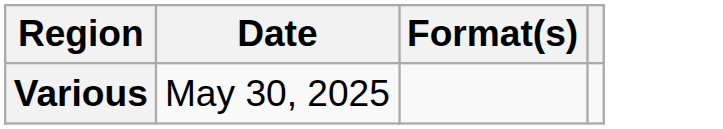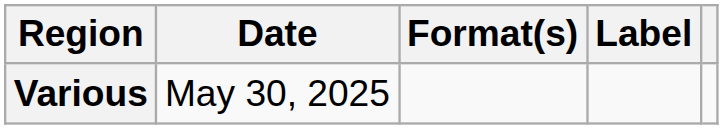+ column: (644, 33)
